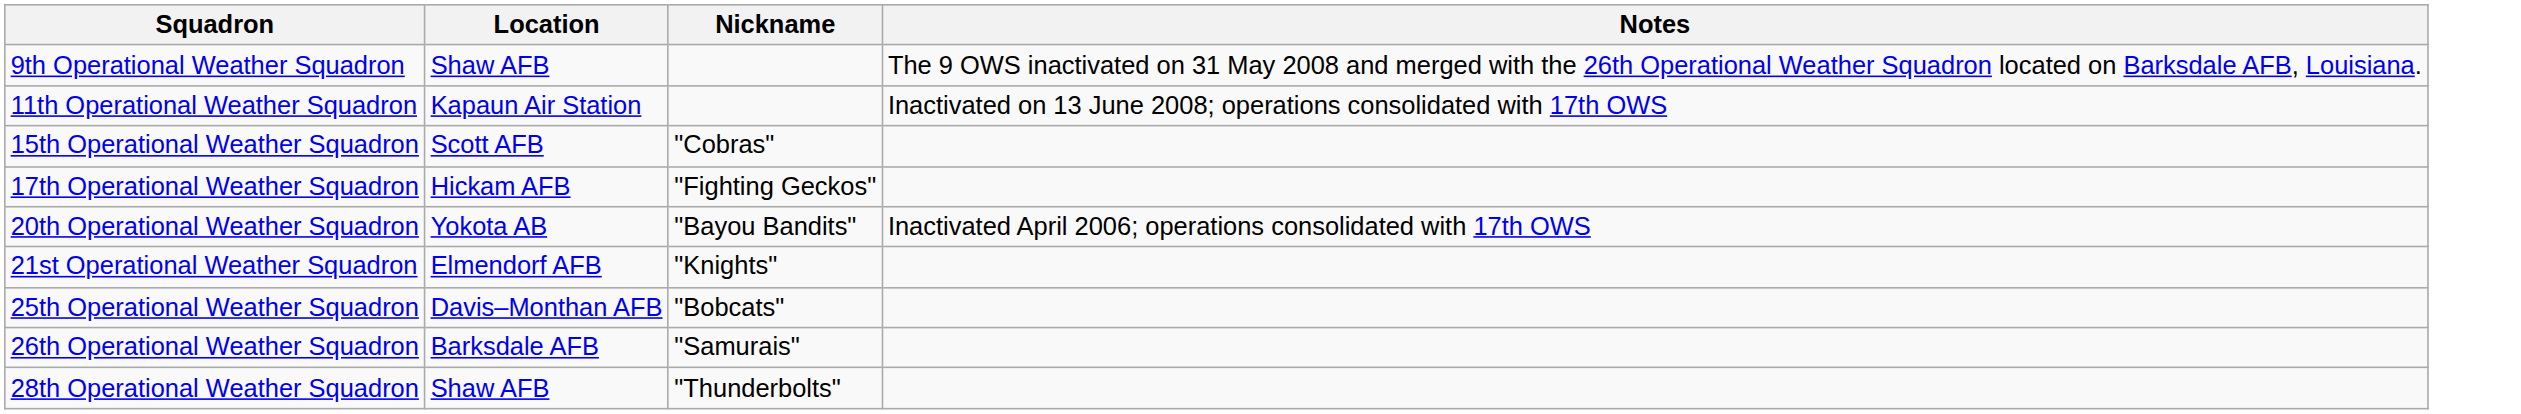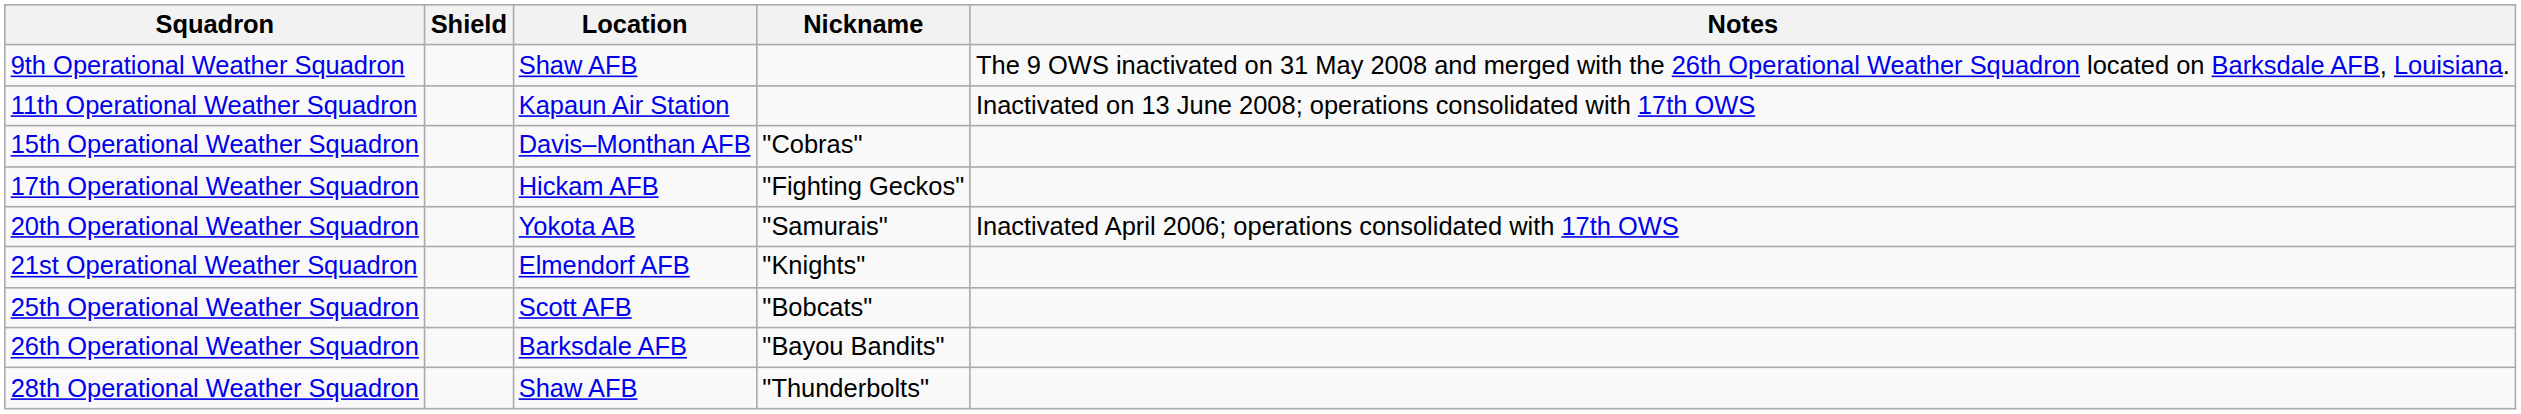+ column: (469, 24)
(487, 145) Scott AFB -> (635, 145) Davis–Monthan AFB
(765, 226) "Bayou Bandits" -> (825, 226) "Samurais"
(547, 307) Davis–Monthan AFB -> (575, 307) Scott AFB
(737, 347) "Samurais" -> (853, 347) "Bayou Bandits"
